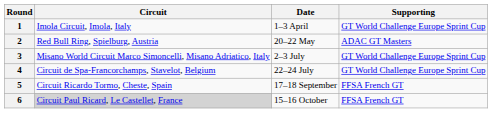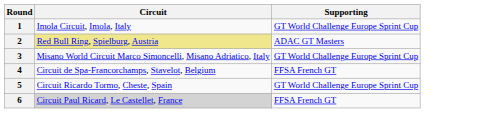- column: (306, 11)
(97, 41) no background -> (97, 41) khaki background
(413, 70) GT World Challenge Europe Sprint Cup -> (305, 70) FFSA French GT
(372, 85) FFSA French GT -> (346, 85) GT World Challenge Europe Sprint Cup
